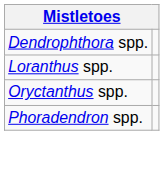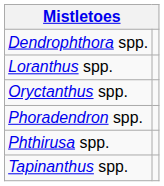+ row: (59, 142)
+ row: (68, 167)
